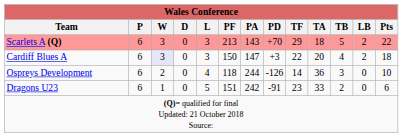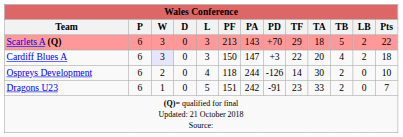(319, 73) 36 -> (319, 73) 30
(342, 73) 3 -> (342, 73) 2
(387, 88) 6 -> (387, 88) 7
